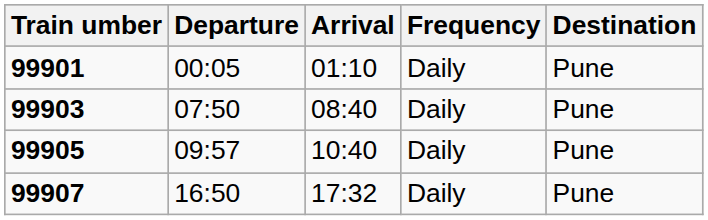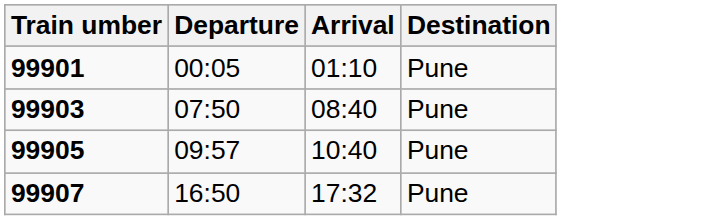- column: (474, 25)
